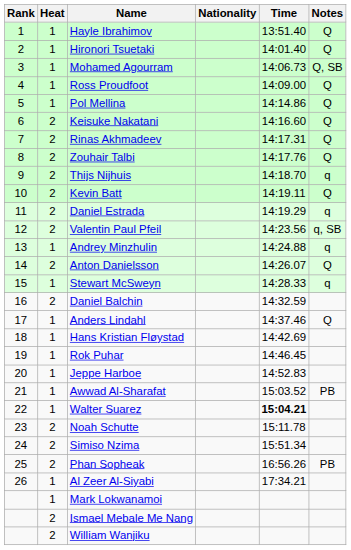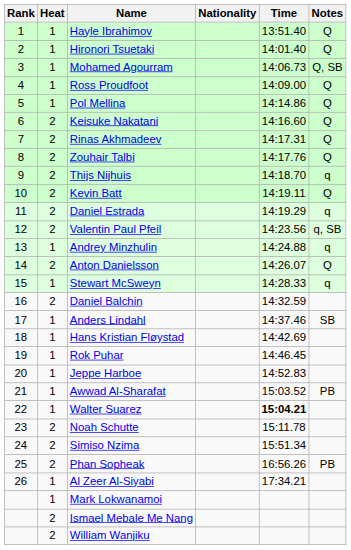(327, 319) Q -> (327, 319) SB
